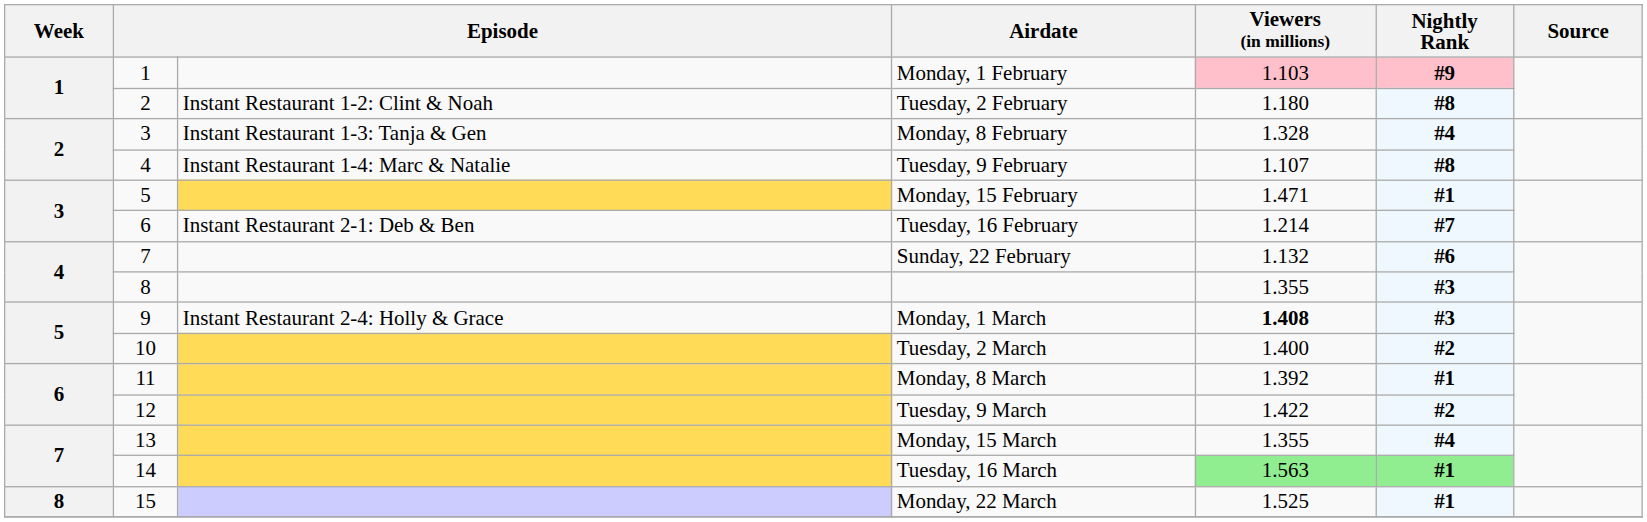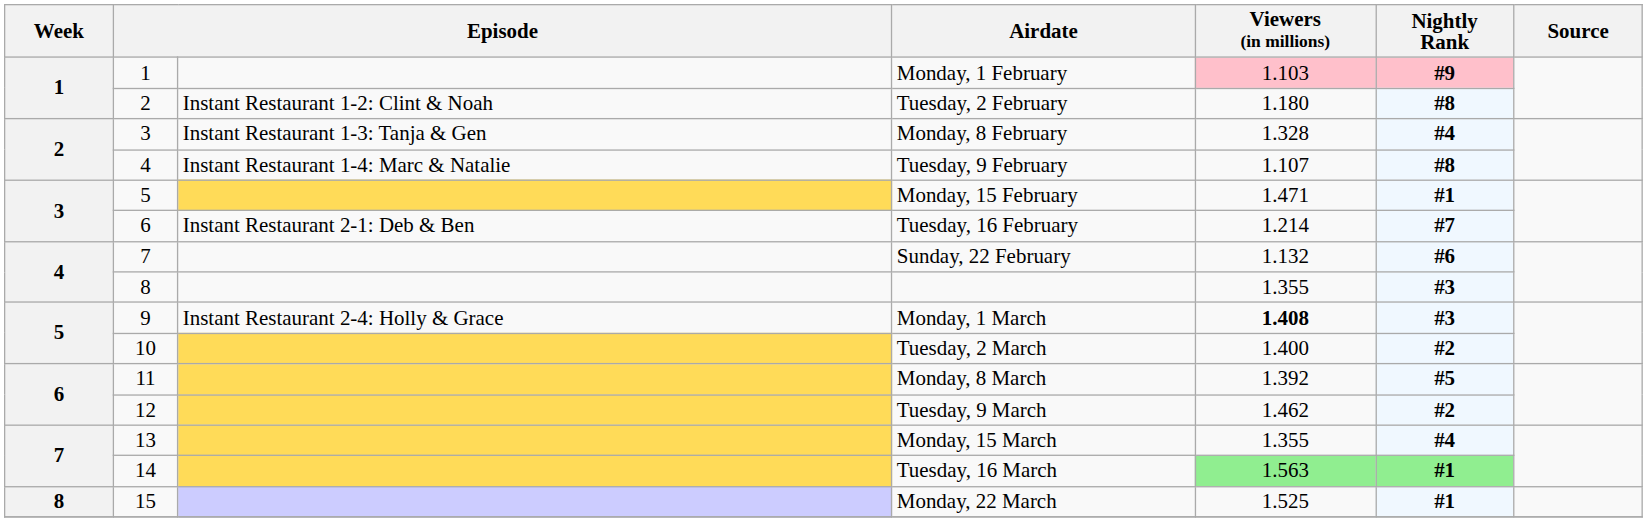(1445, 378) #1 -> (1445, 378) #5
(1285, 409) 1.422 -> (1285, 409) 1.462
